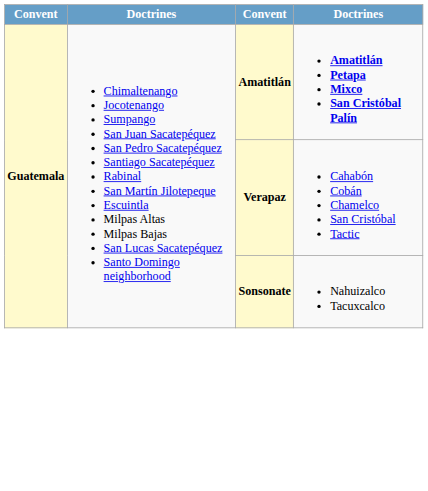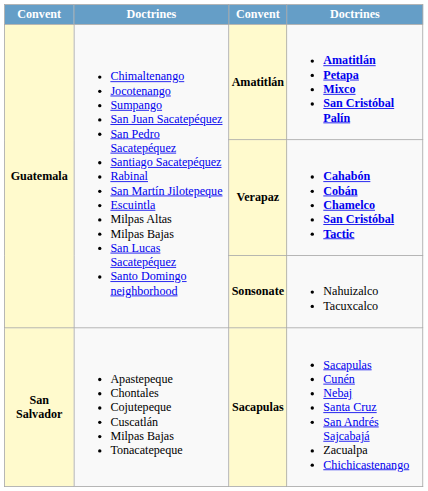(358, 205) normal -> (355, 205) bold
+ row: (258, 407)
